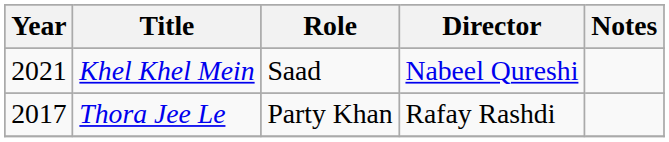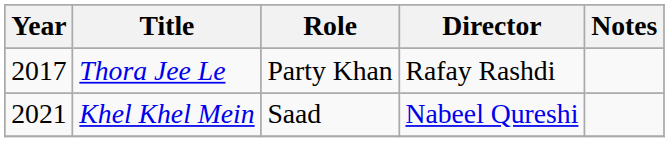rows swapped: (152, 114) <-> (167, 70)
